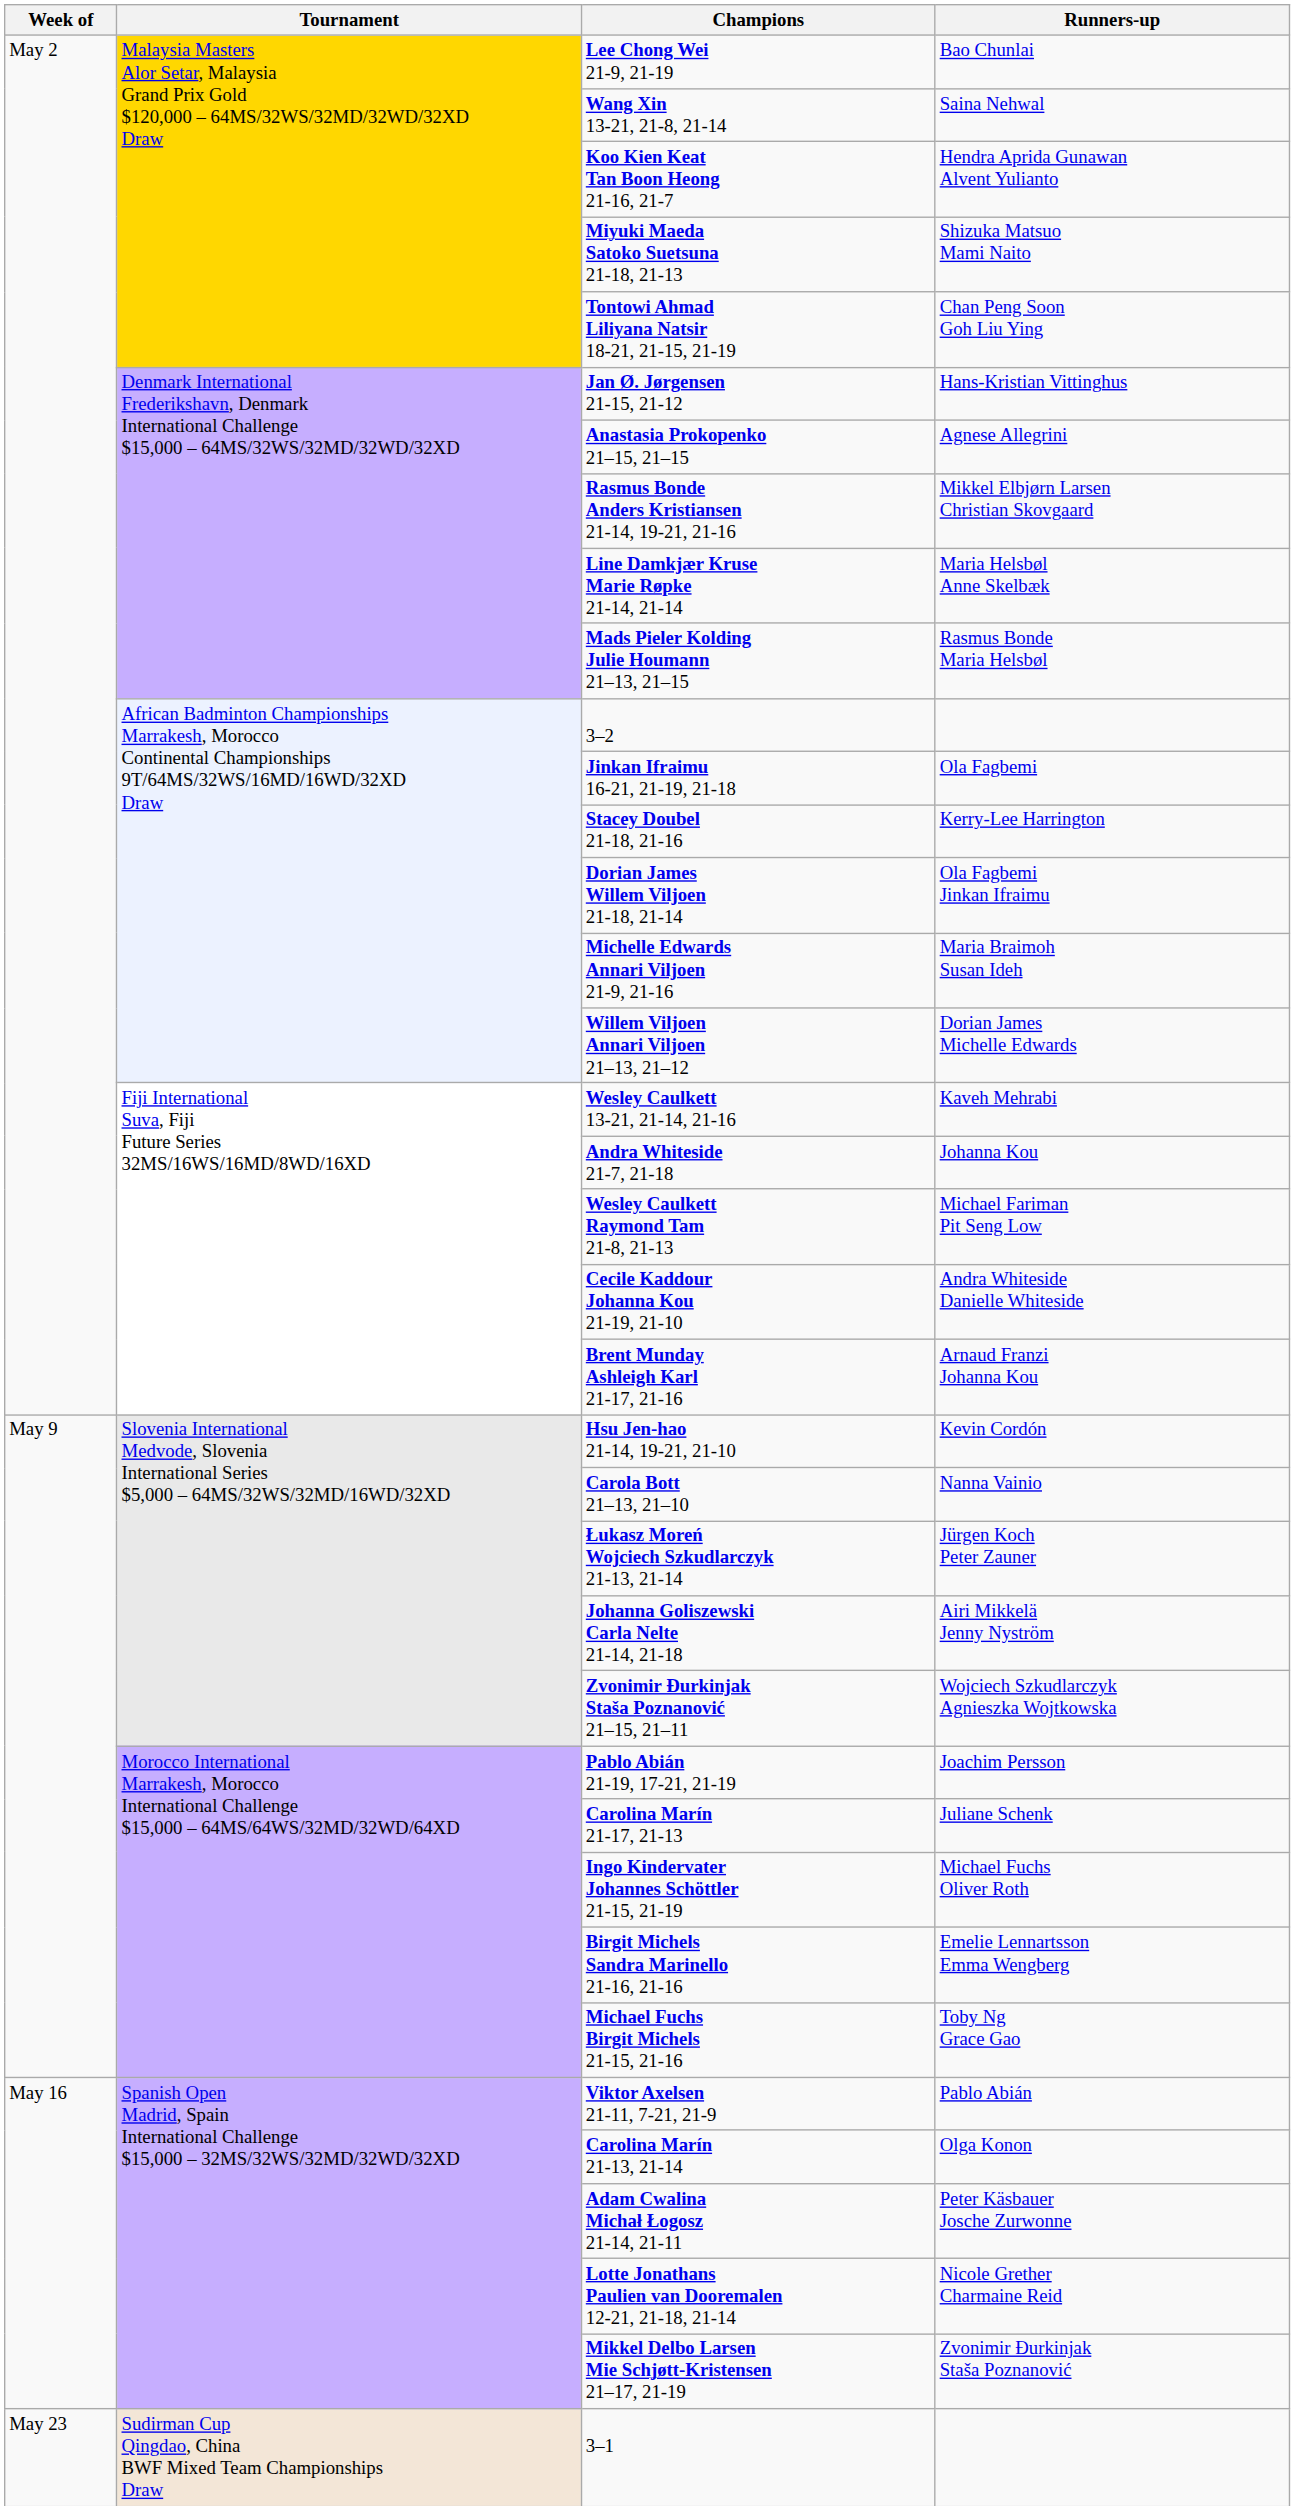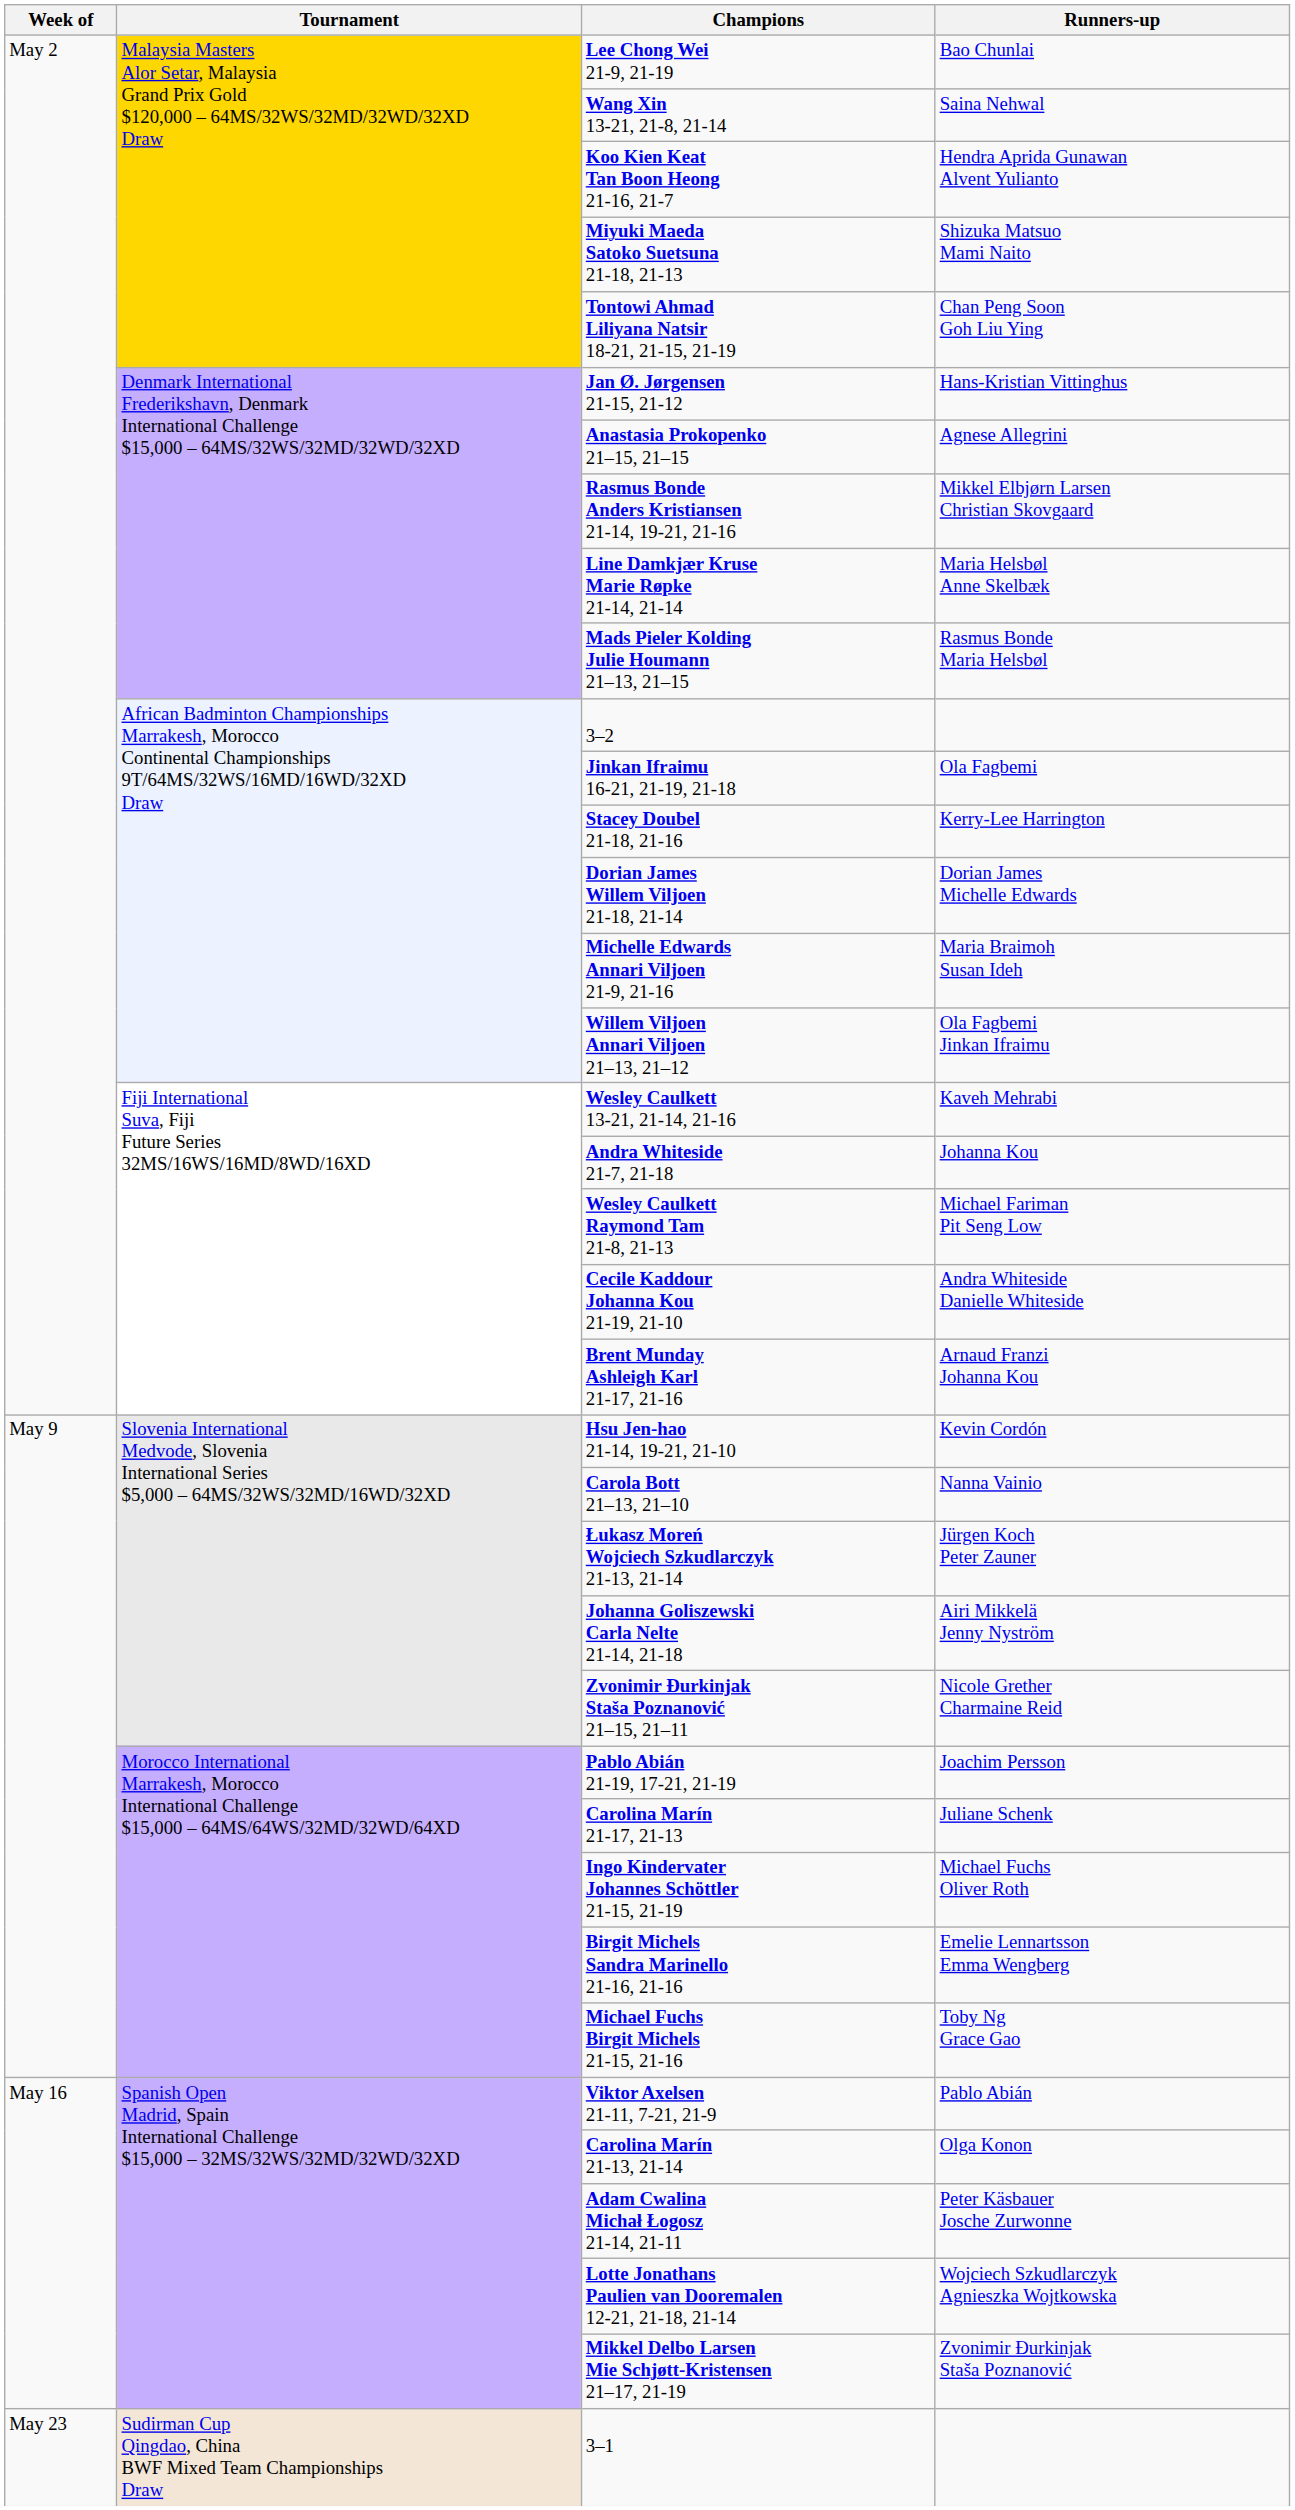(995, 883) Ola Fagbemi Jinkan Ifraimu -> (1008, 883) Dorian James Michelle Edwards
(1008, 1033) Dorian James Michelle Edwards -> (995, 1033) Ola Fagbemi Jinkan Ifraimu
(1028, 1696) Wojciech Szkudlarczyk Agnieszka Wojtkowska -> (1001, 1696) Nicole Grether Charmaine Reid
(1001, 2284) Nicole Grether Charmaine Reid -> (1028, 2284) Wojciech Szkudlarczyk Agnieszka Wojtkowska
